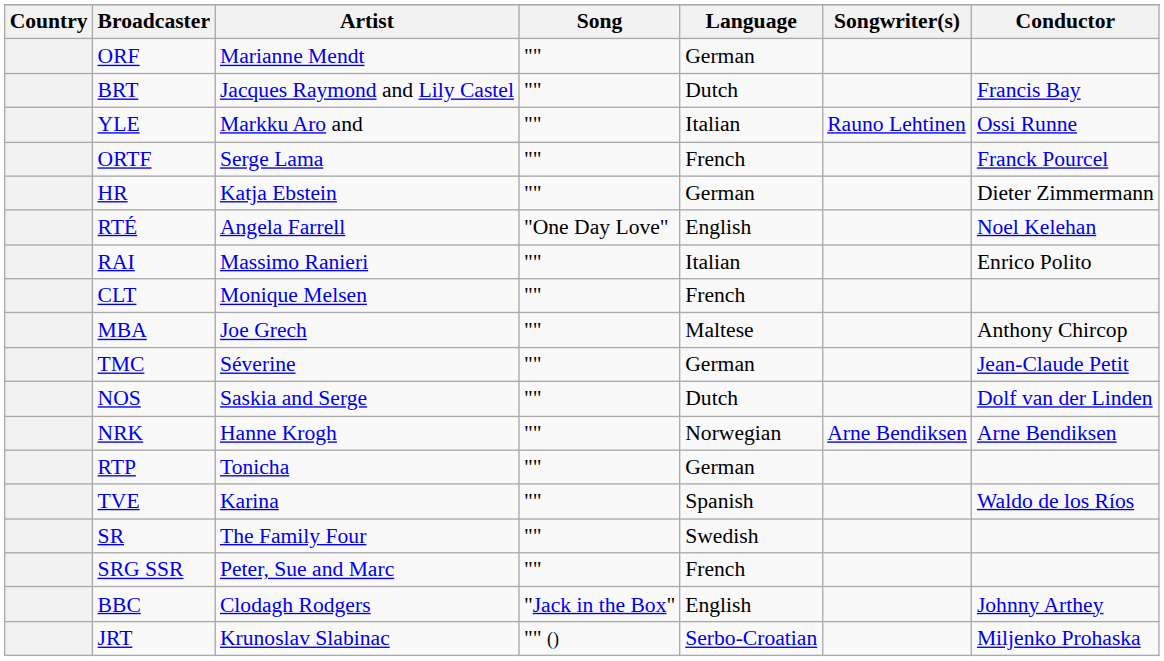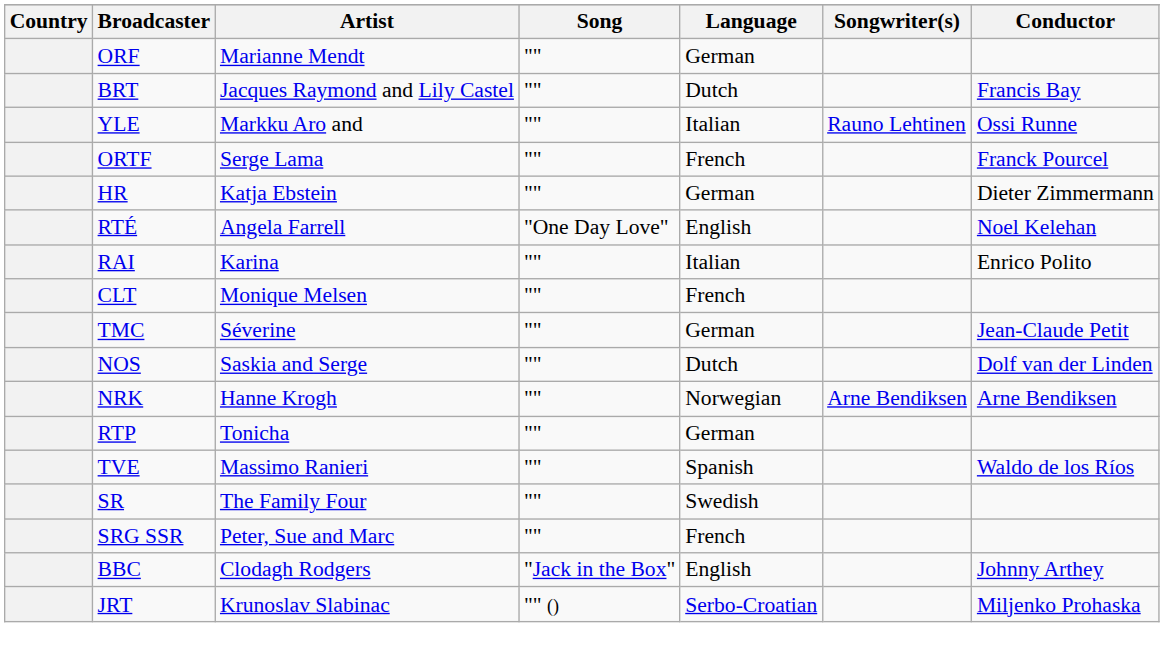(294, 261) Massimo Ranieri -> (249, 261) Karina
- row: (122, 329)
(249, 501) Karina -> (294, 466) Massimo Ranieri
